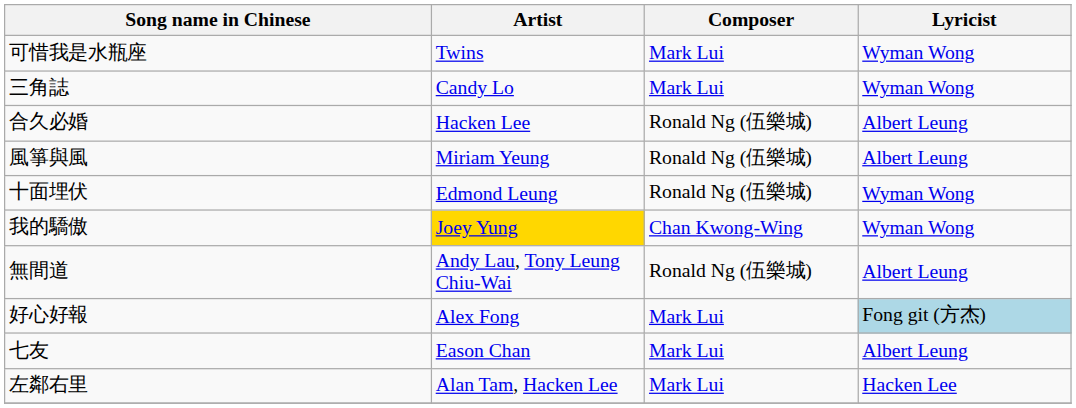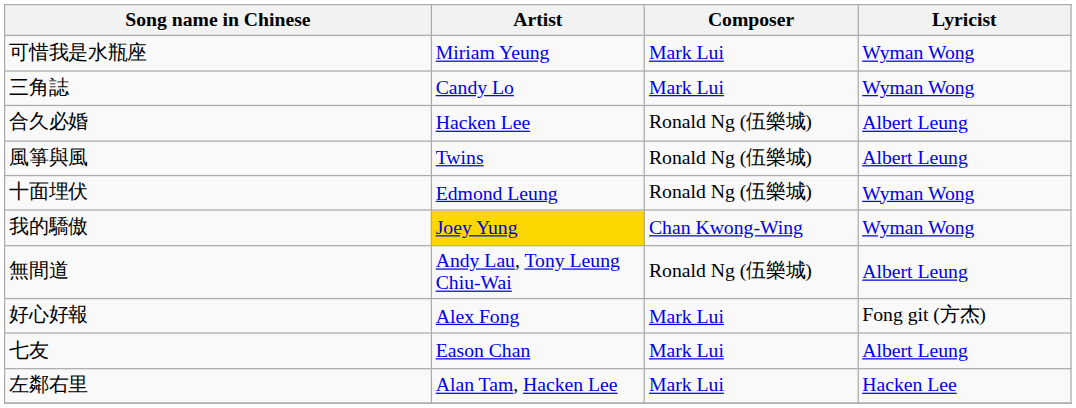(460, 53) Twins -> (493, 53) Miriam Yeung
(493, 157) Miriam Yeung -> (460, 157) Twins
(924, 315) lightblue background -> (924, 315) no background
